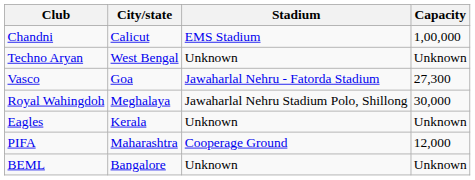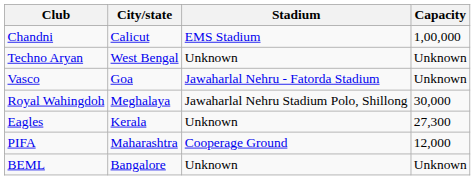(432, 79) 27,300 -> (440, 79) Unknown
(440, 121) Unknown -> (432, 121) 27,300
